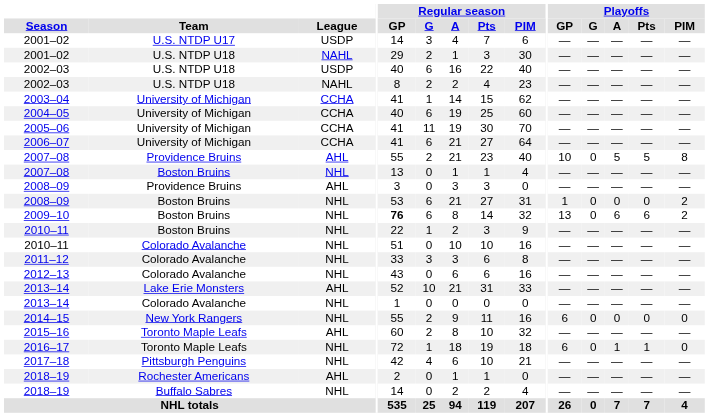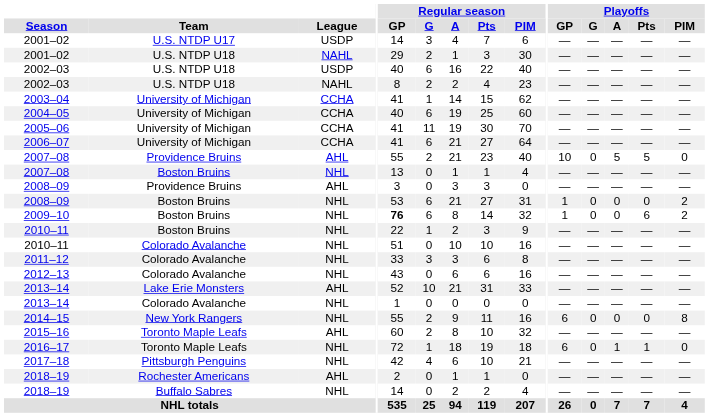(685, 157) 8 -> (685, 157) 0
(565, 215) 13 -> (565, 215) 1
(617, 215) 6 -> (617, 215) 0
(685, 318) 0 -> (685, 318) 8
